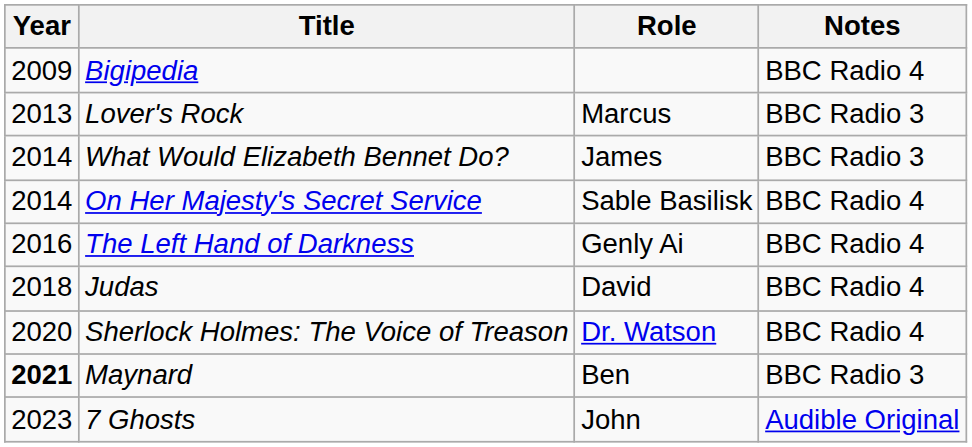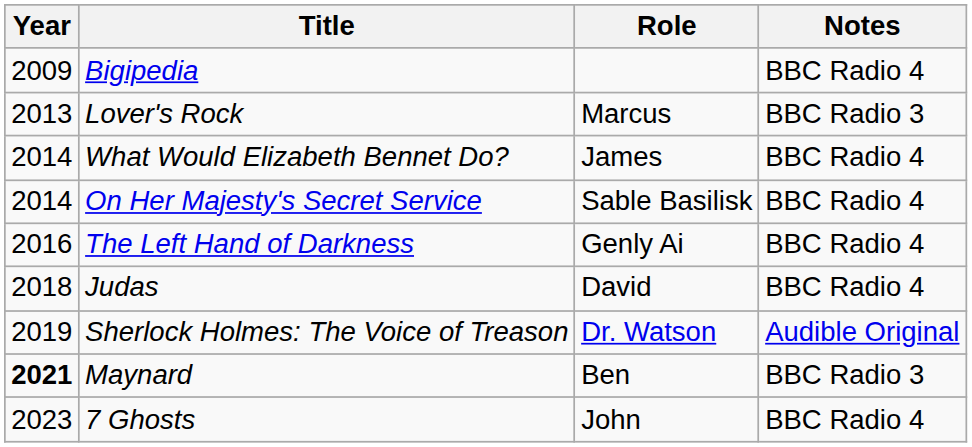(845, 157) BBC Radio 3 -> (845, 157) BBC Radio 4
(42, 331) 2020 -> (42, 331) 2019
(845, 331) BBC Radio 4 -> (862, 331) Audible Original
(862, 419) Audible Original -> (845, 419) BBC Radio 4
